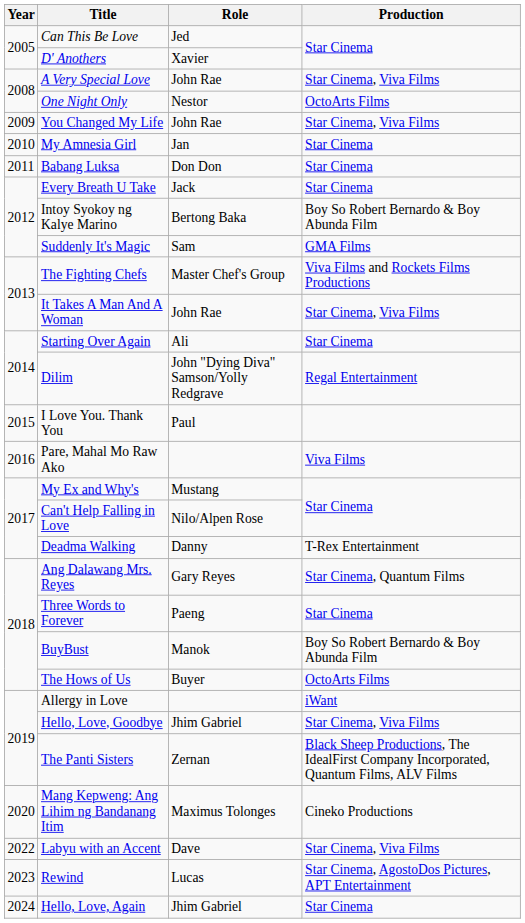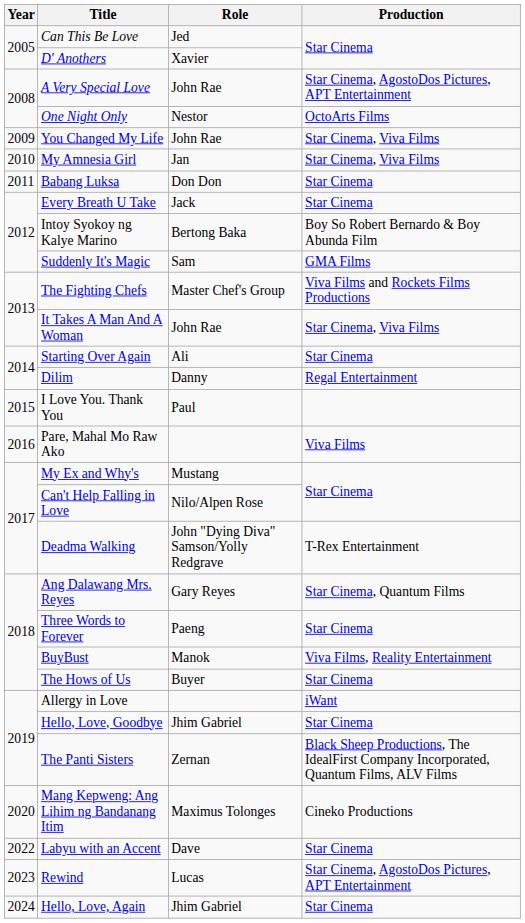(372, 79) Star Cinema, Viva Films -> (398, 87) Star Cinema, AgostoDos Pictures, APT Entertainment
(339, 144) Star Cinema -> (372, 159) Star Cinema, Viva Films
(223, 378) John "Dying Diva" Samson/Yolly Redgrave -> (189, 378) Danny
(189, 547) Danny -> (223, 547) John "Dying Diva" Samson/Yolly Redgrave
(393, 650) Boy So Robert Bernardo & Boy Abunda Film -> (398, 658) Viva Films, Reality Entertainment
(347, 679) OctoArts Films -> (339, 679) Star Cinema
(372, 722) Star Cinema, Viva Films -> (339, 722) Star Cinema
(372, 848) Star Cinema, Viva Films -> (339, 848) Star Cinema
